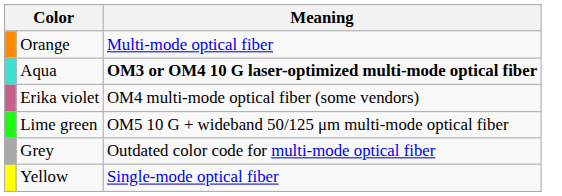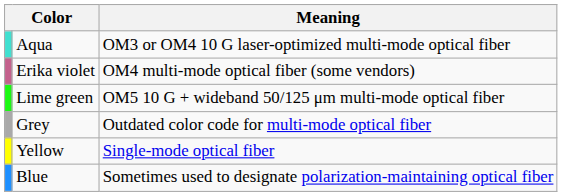- row: (45, 44)
(322, 71) bold -> (306, 44) normal
+ row: (32, 177)
